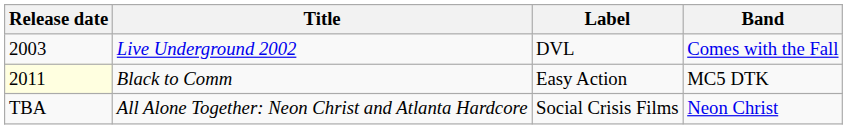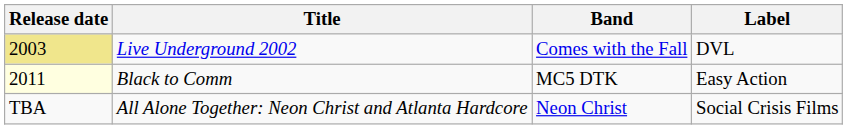columns swapped: (607, 19) <-> (763, 19)
(28, 49) no background -> (28, 49) khaki background
